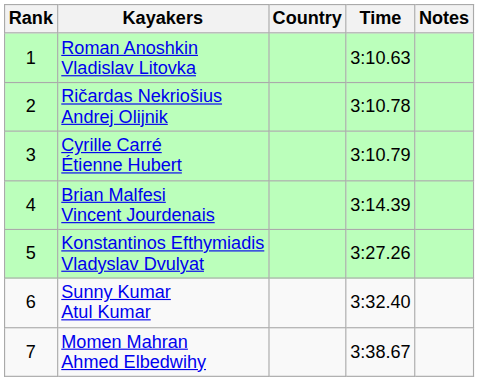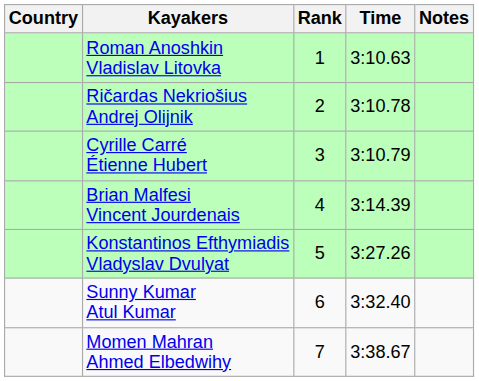columns swapped: (31, 18) <-> (307, 18)
